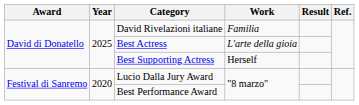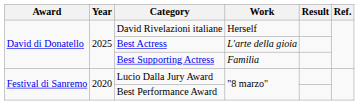(243, 28) Familia -> (242, 28) Herself
(242, 60) Herself -> (243, 60) Familia
